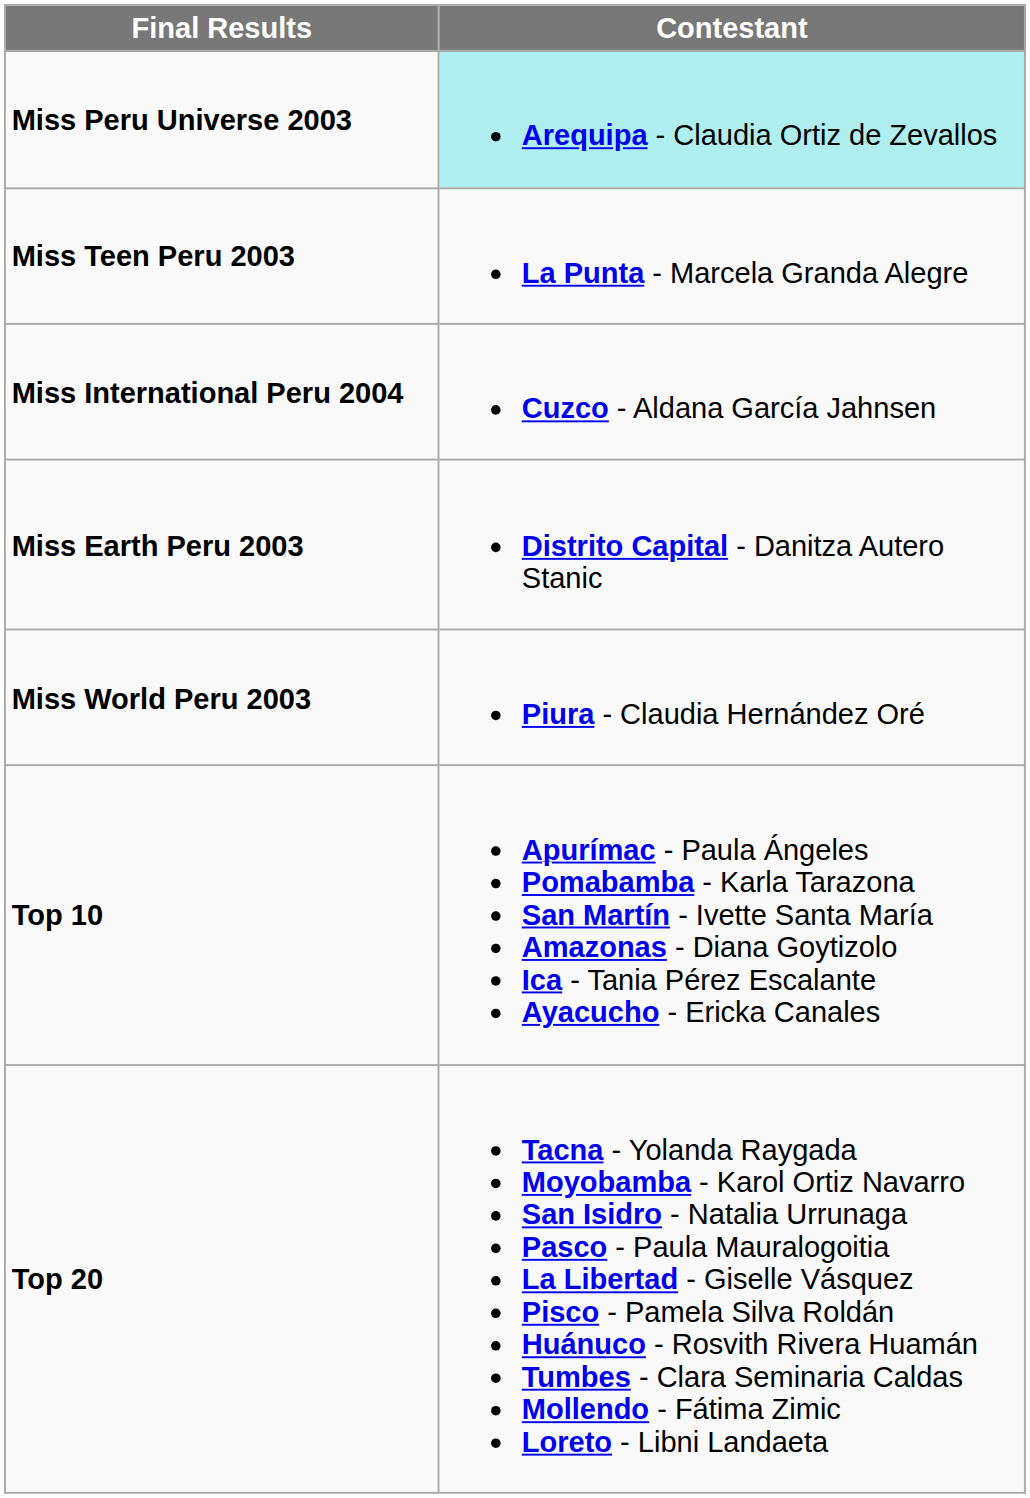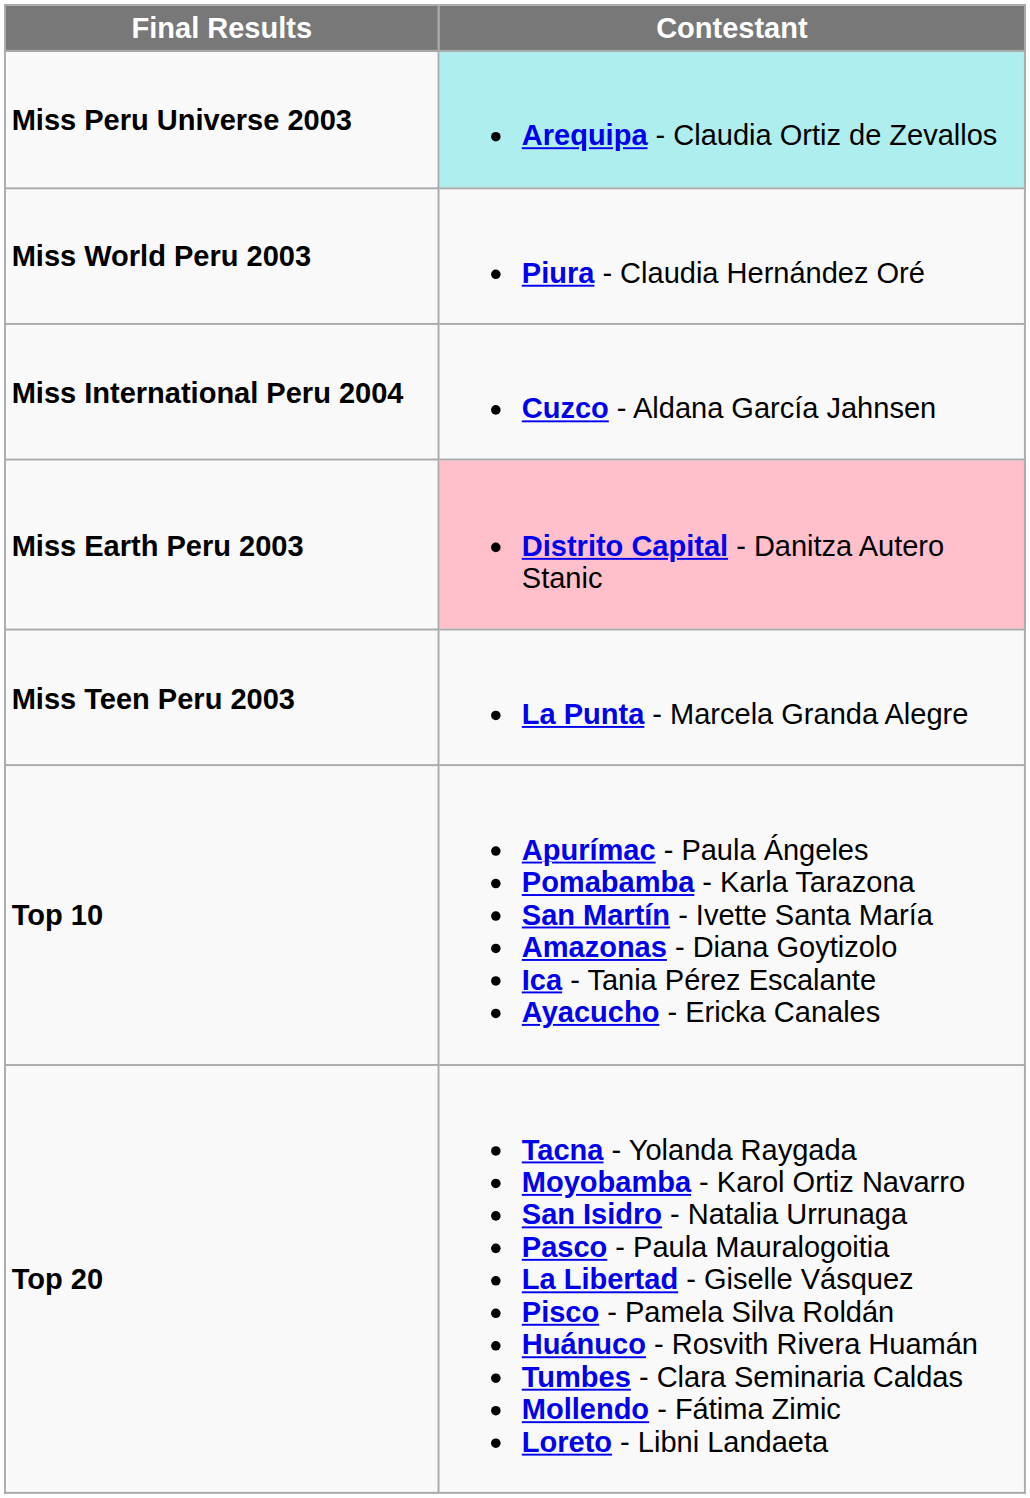rows swapped: (161, 698) <-> (153, 256)
(732, 561) no background -> (732, 561) pink background
